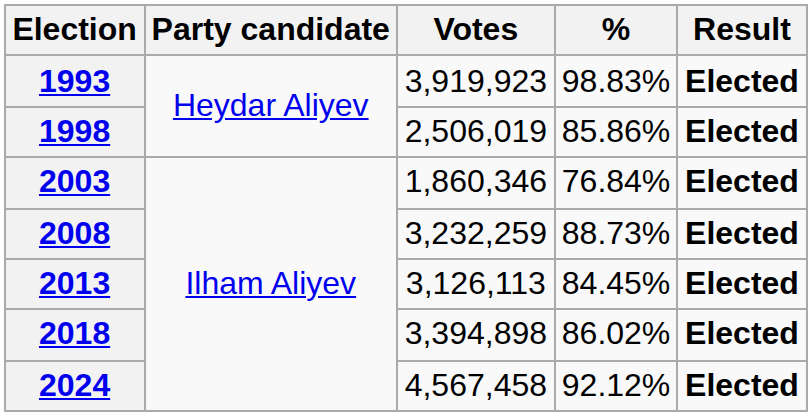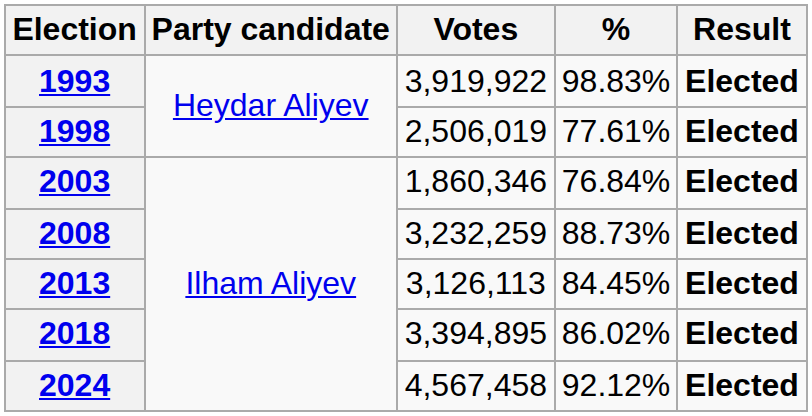(476, 80) 3,919,923 -> (476, 80) 3,919,922
(616, 131) 85.86% -> (616, 131) 77.61%
(476, 334) 3,394,898 -> (476, 334) 3,394,895
